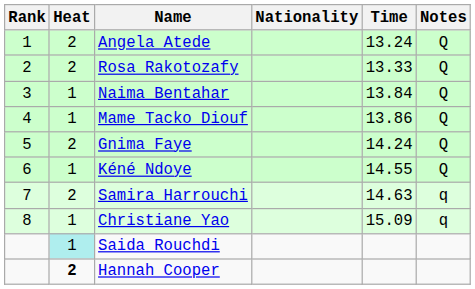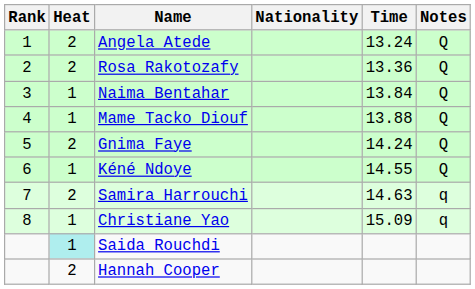(389, 68) 13.33 -> (389, 68) 13.36
(389, 119) 13.86 -> (389, 119) 13.88
(72, 272) bold -> (72, 272) normal
